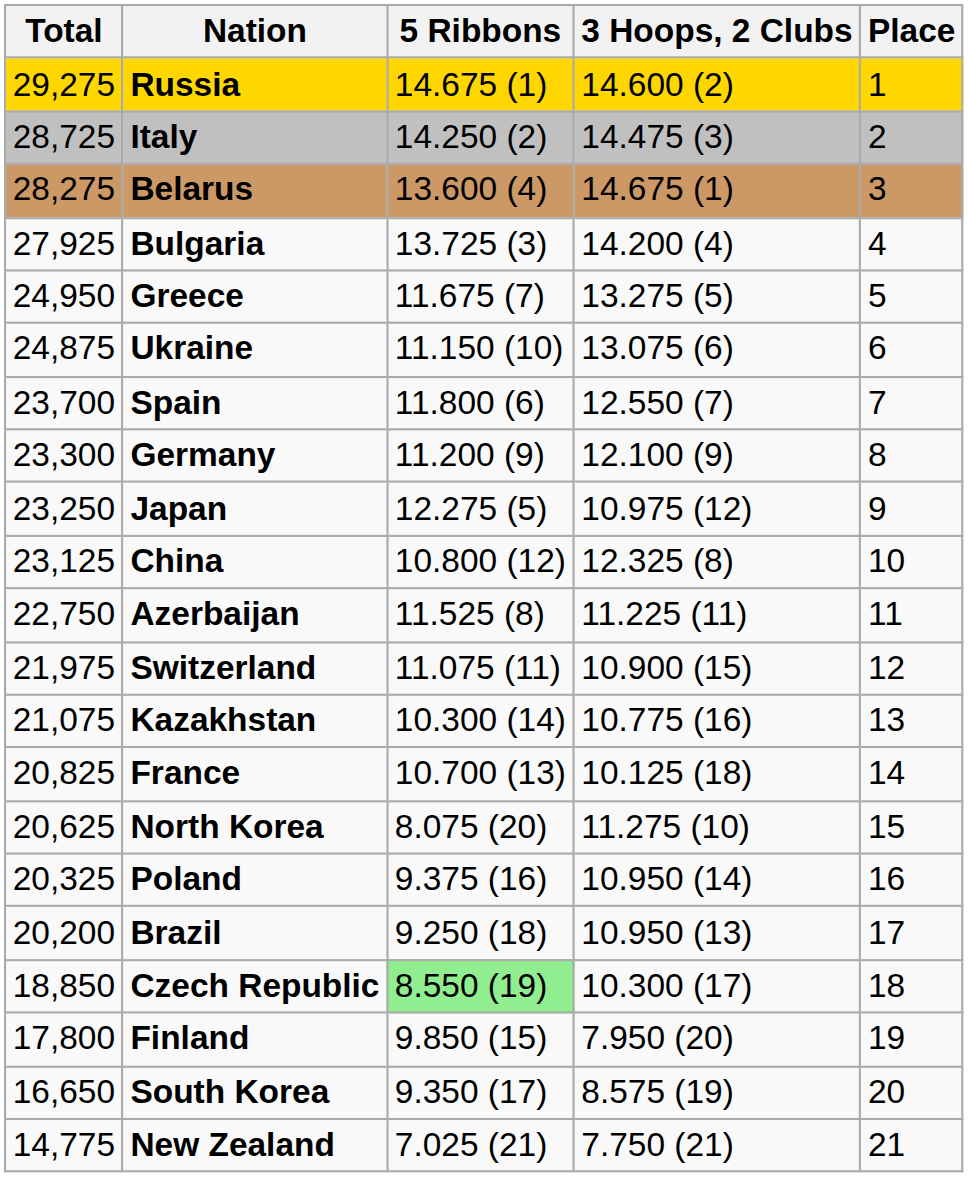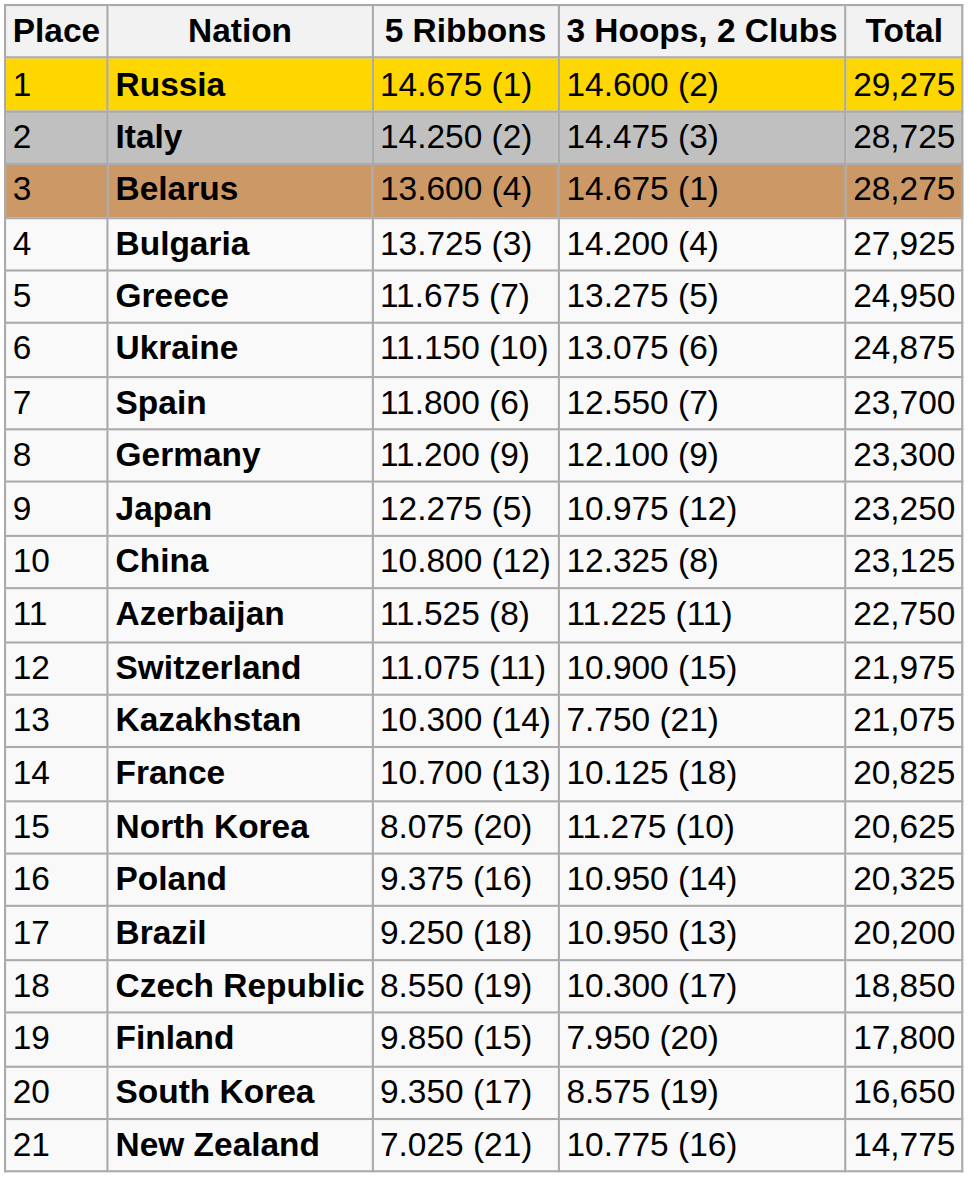columns swapped: (912, 31) <-> (64, 31)
(667, 720) 10.775 (16) -> (643, 720) 7.750 (21)
(471, 985) lightgreen background -> (456, 985) no background
(658, 1144) 7.750 (21) -> (652, 1144) 10.775 (16)
